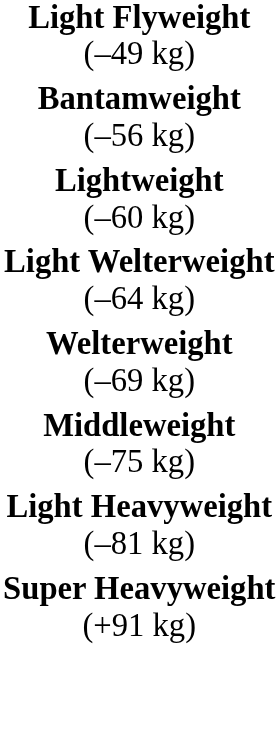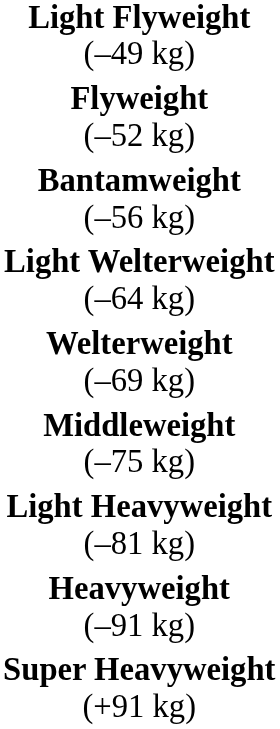+ row: (139, 116)
- row: (139, 198)
+ row: (139, 606)
